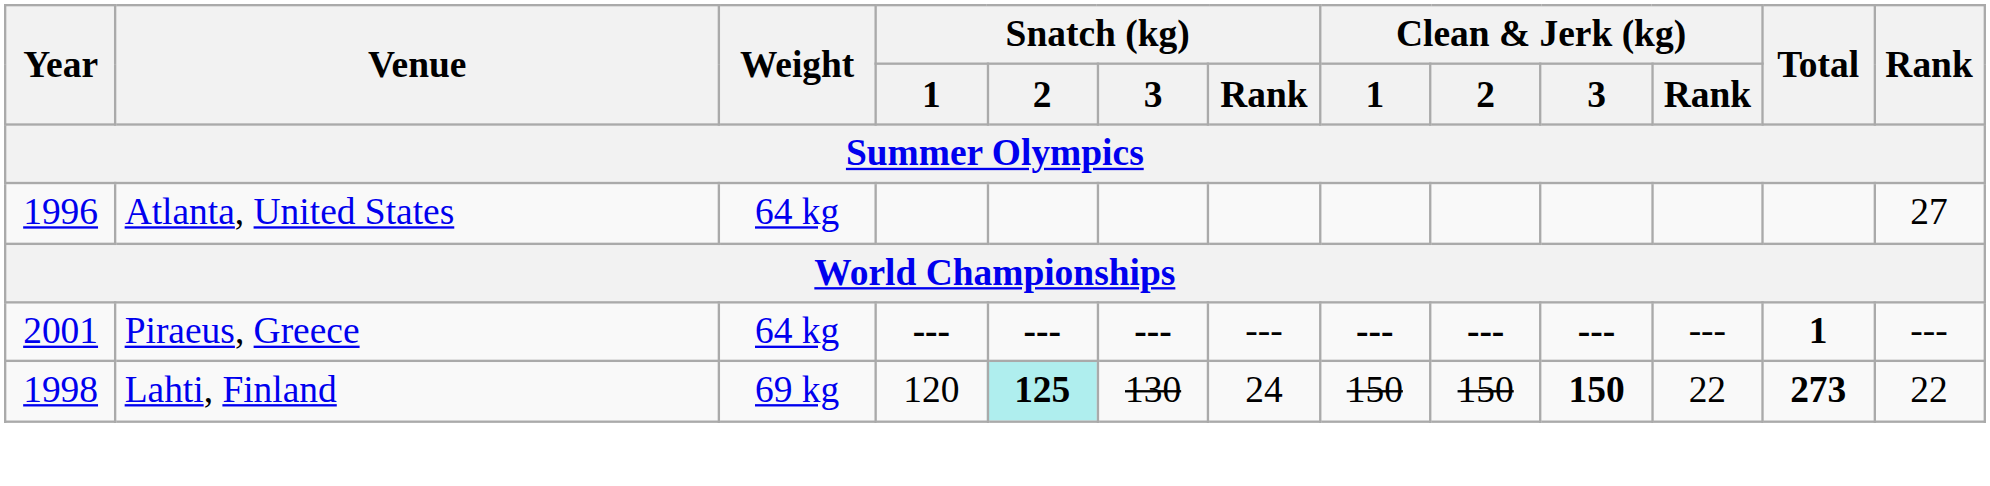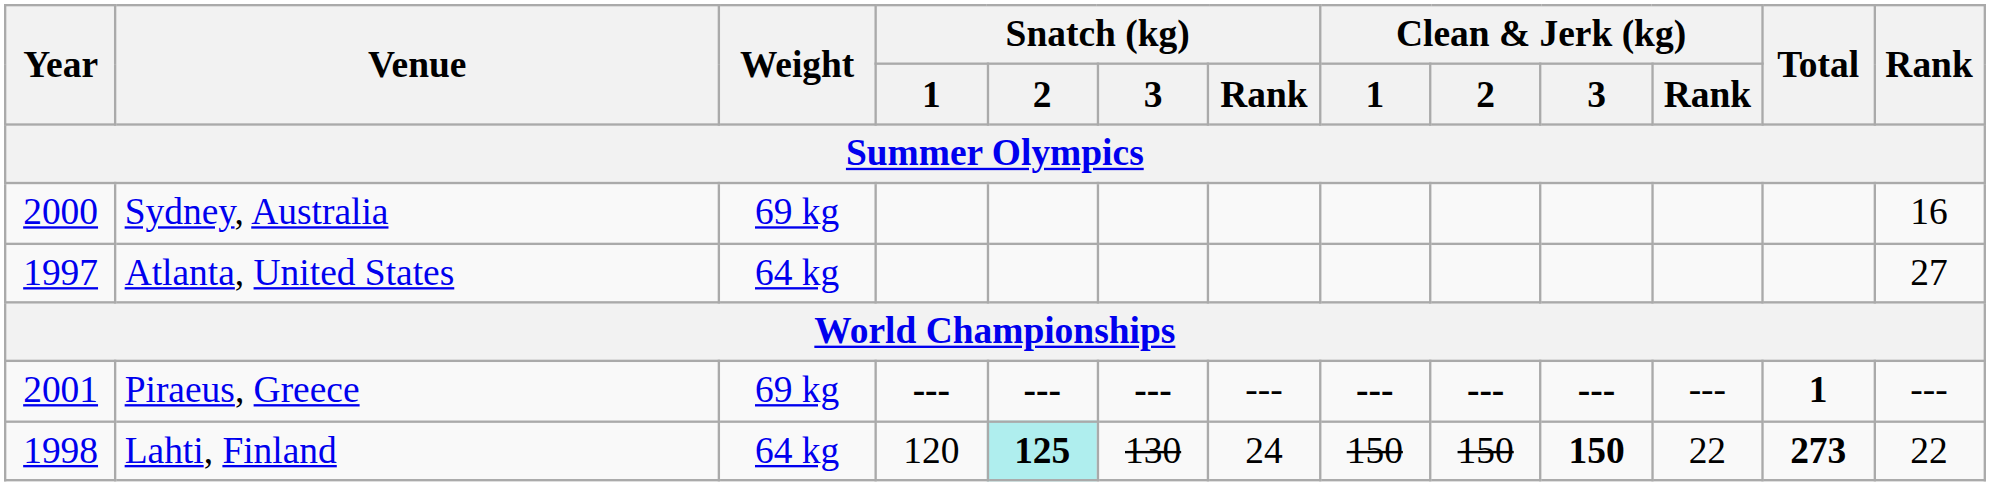+ row: (257, 212)
(61, 212) 1996 -> (61, 271) 1997
(797, 331) 64 kg -> (797, 390) 69 kg
(797, 390) 69 kg -> (797, 449) 64 kg
